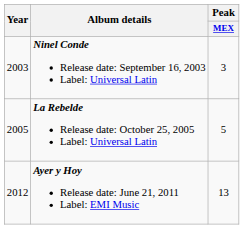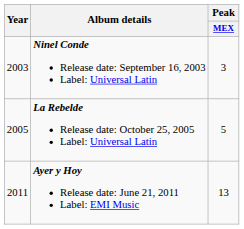(18, 192) 2012 -> (18, 192) 2011
